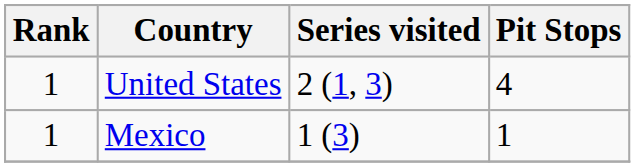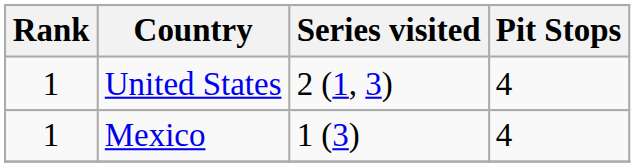(504, 135) 1 -> (504, 135) 4
